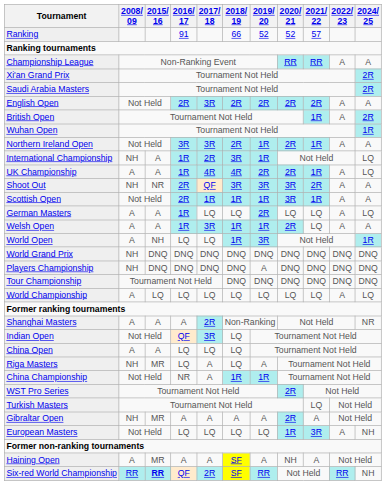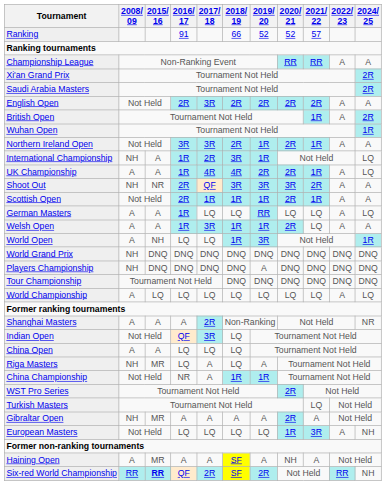(290, 199) 3R -> (290, 199) 2R
(264, 212) 2R -> (264, 212) RR
(264, 473) RR -> (264, 473) 2R
